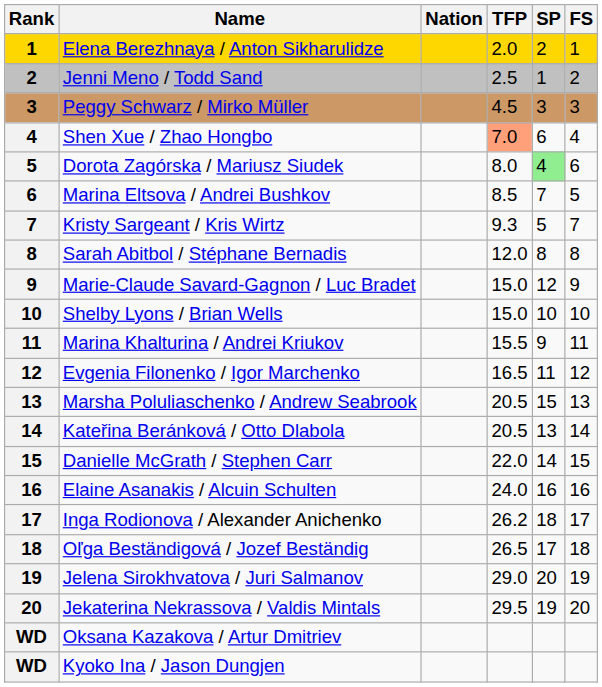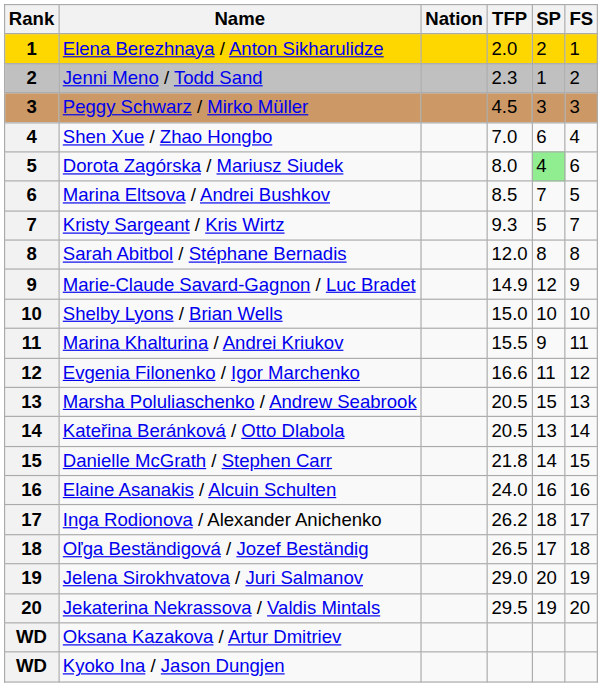(504, 78) 2.5 -> (504, 78) 2.3
(504, 136) lightsalmon background -> (504, 136) no background
(510, 284) 15.0 -> (510, 284) 14.9
(510, 372) 16.5 -> (510, 372) 16.6
(510, 460) 22.0 -> (510, 460) 21.8
